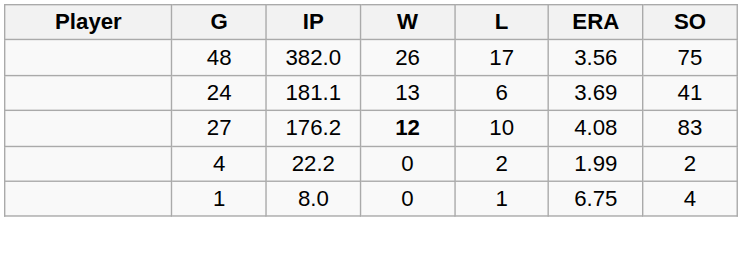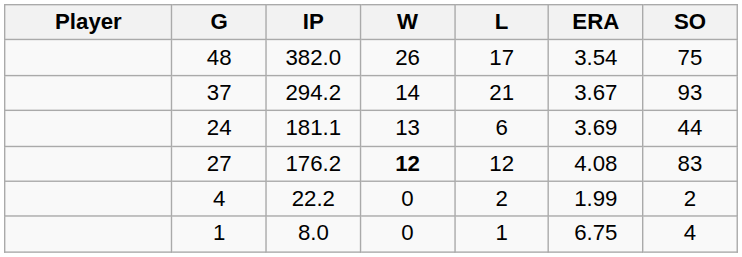(596, 57) 3.56 -> (596, 57) 3.54
+ row: (219, 92)
(690, 92) 41 -> (690, 127) 44
(502, 127) 10 -> (502, 163) 12
